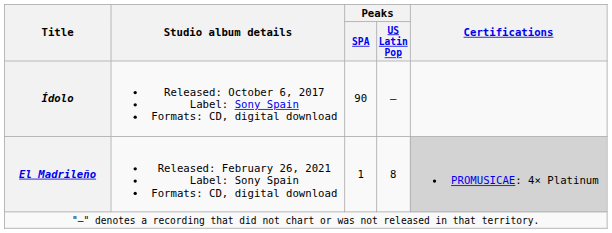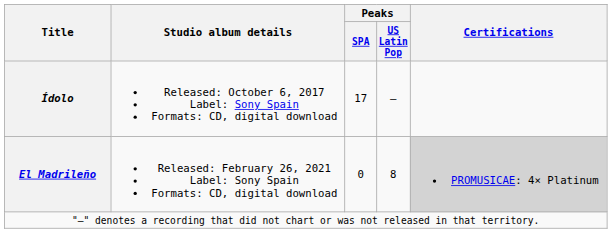(361, 99) 90 -> (361, 99) 17
(361, 174) 1 -> (361, 174) 0
